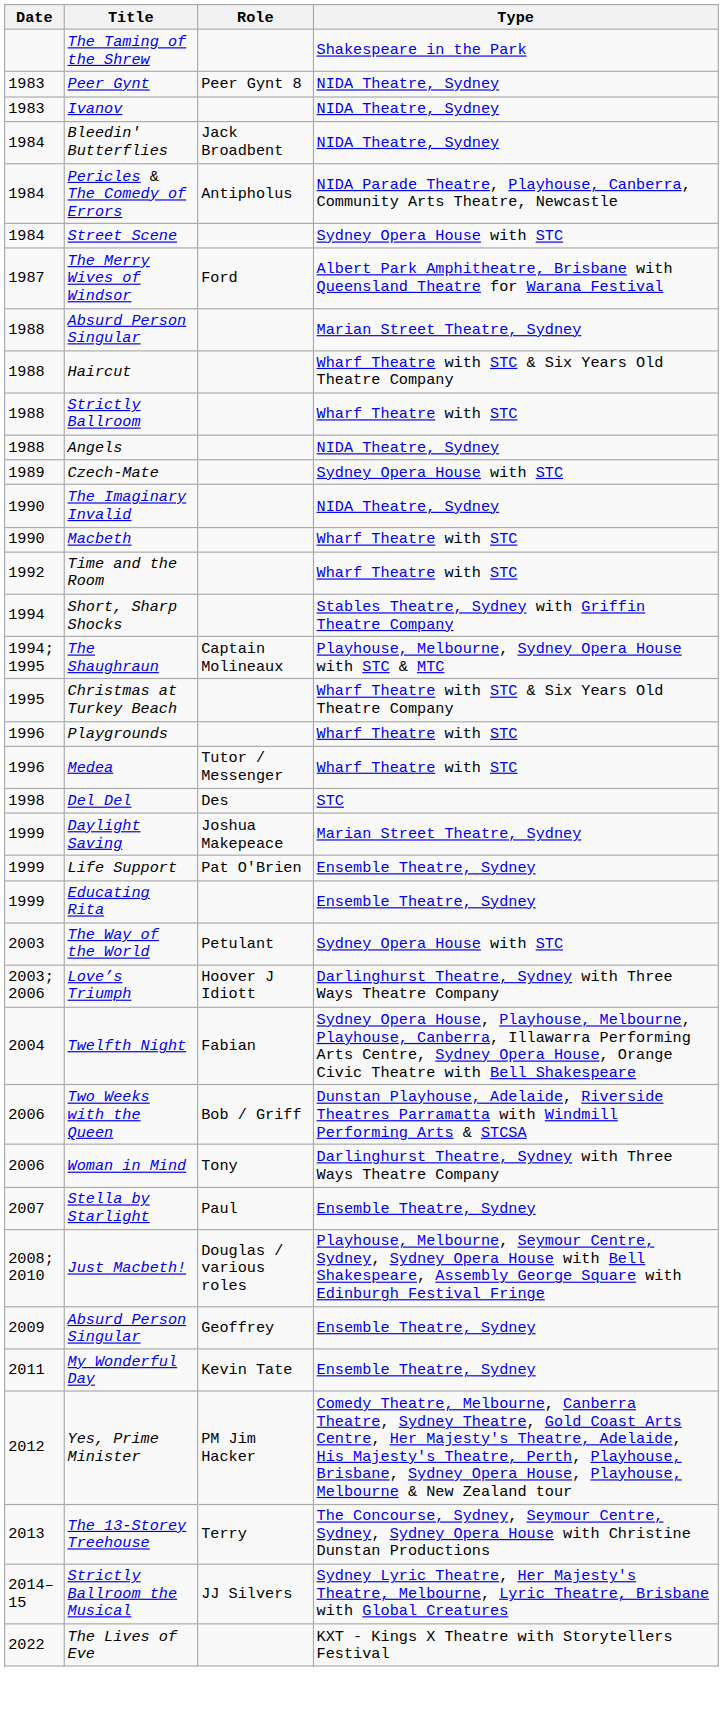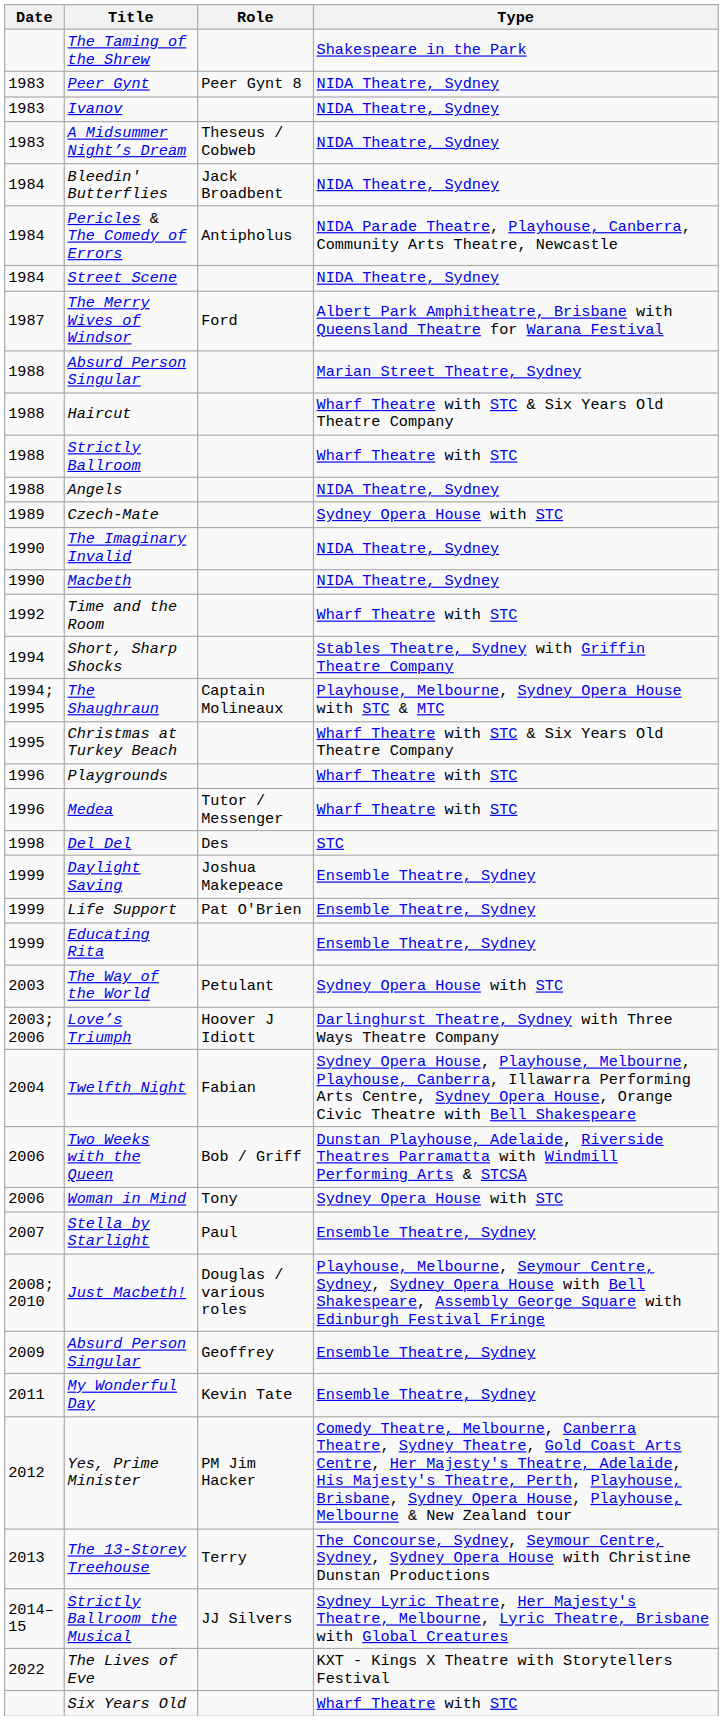+ row: (26, 142)
(440, 236) Sydney Opera House with STC -> (408, 278) NIDA Theatre, Sydney
(417, 540) Wharf Theatre with STC -> (408, 582) NIDA Theatre, Sydney
(449, 834) Marian Street Theatre, Sydney -> (426, 877) Ensemble Theatre, Sydney
(495, 1166) Darlinghurst Theatre, Sydney with Three Ways Theatre Company -> (440, 1199) Sydney Opera House with STC
+ row: (34, 1703)
